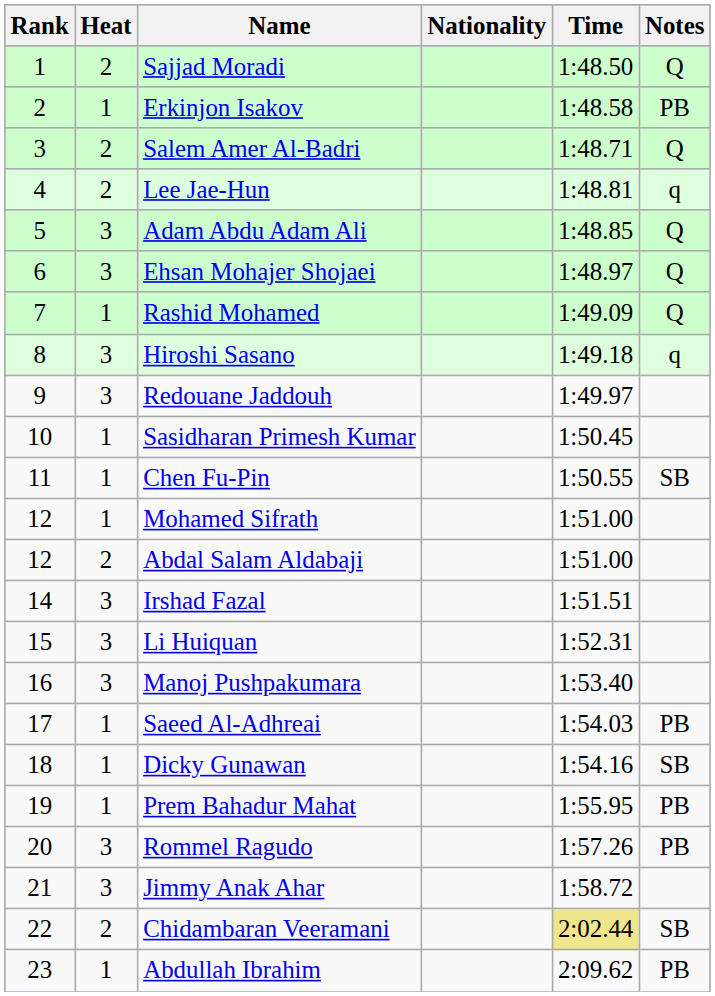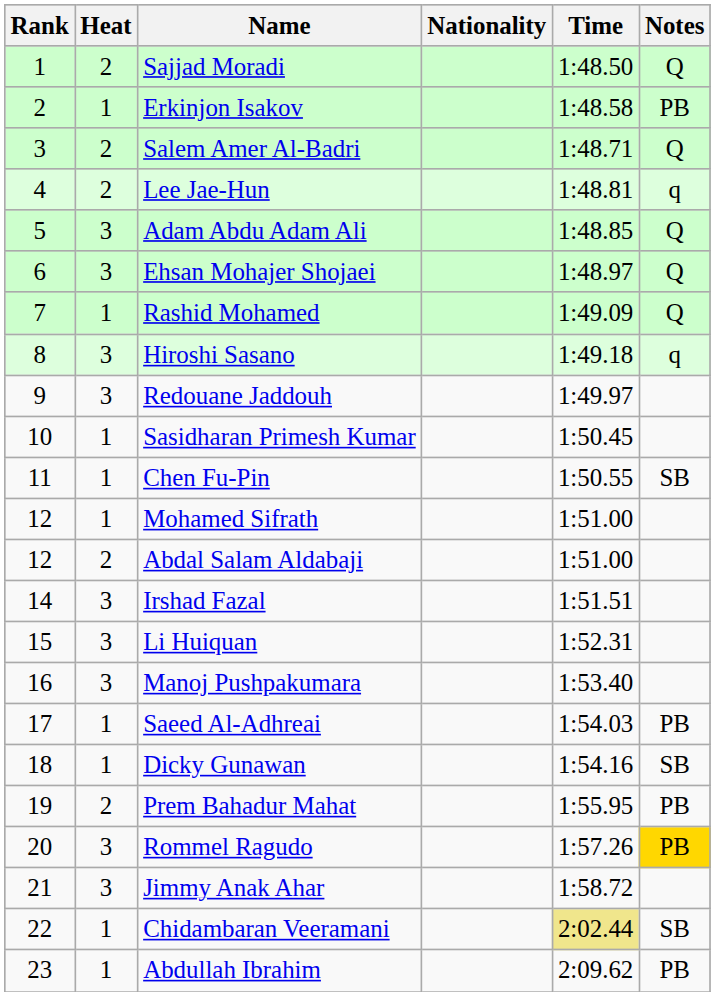(106, 806) 1 -> (106, 806) 2
(675, 847) no background -> (675, 847) gold background
(106, 929) 2 -> (106, 929) 1
